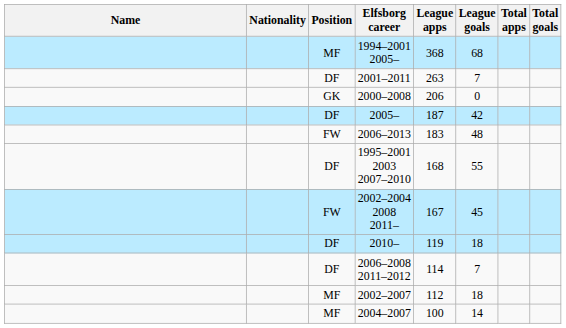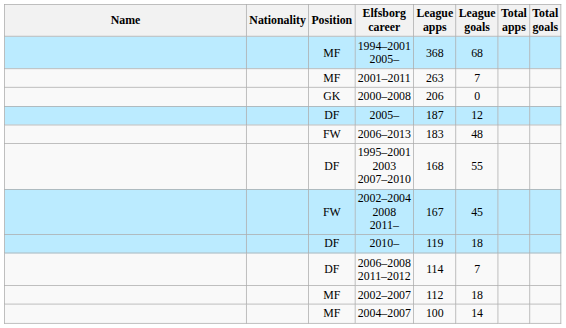(332, 78) DF -> (332, 78) MF
(477, 115) 42 -> (477, 115) 12
